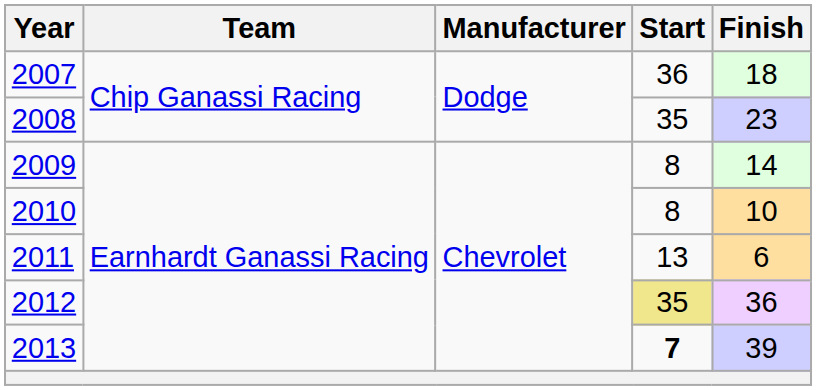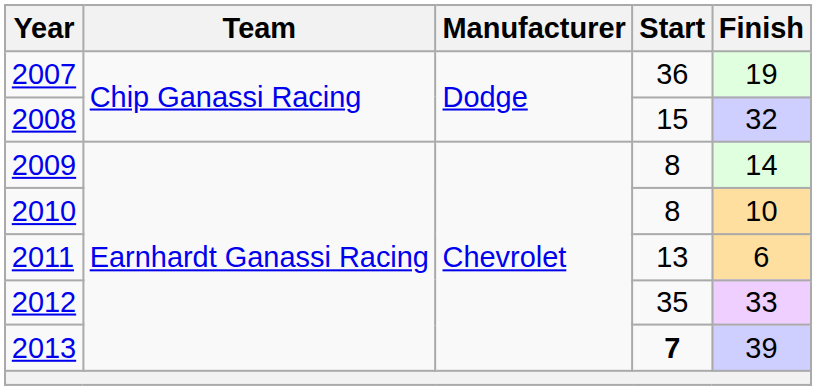(761, 74) 18 -> (761, 74) 19
(672, 120) 35 -> (672, 120) 15
(761, 120) 23 -> (761, 120) 32
(672, 303) khaki background -> (672, 303) no background
(761, 303) 36 -> (761, 303) 33
